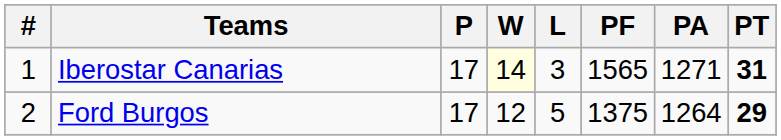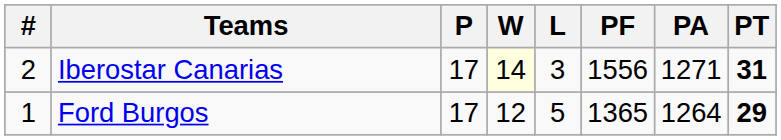(28, 69) 1 -> (28, 69) 2
(618, 69) 1565 -> (618, 69) 1556
(28, 112) 2 -> (28, 112) 1
(618, 112) 1375 -> (618, 112) 1365
